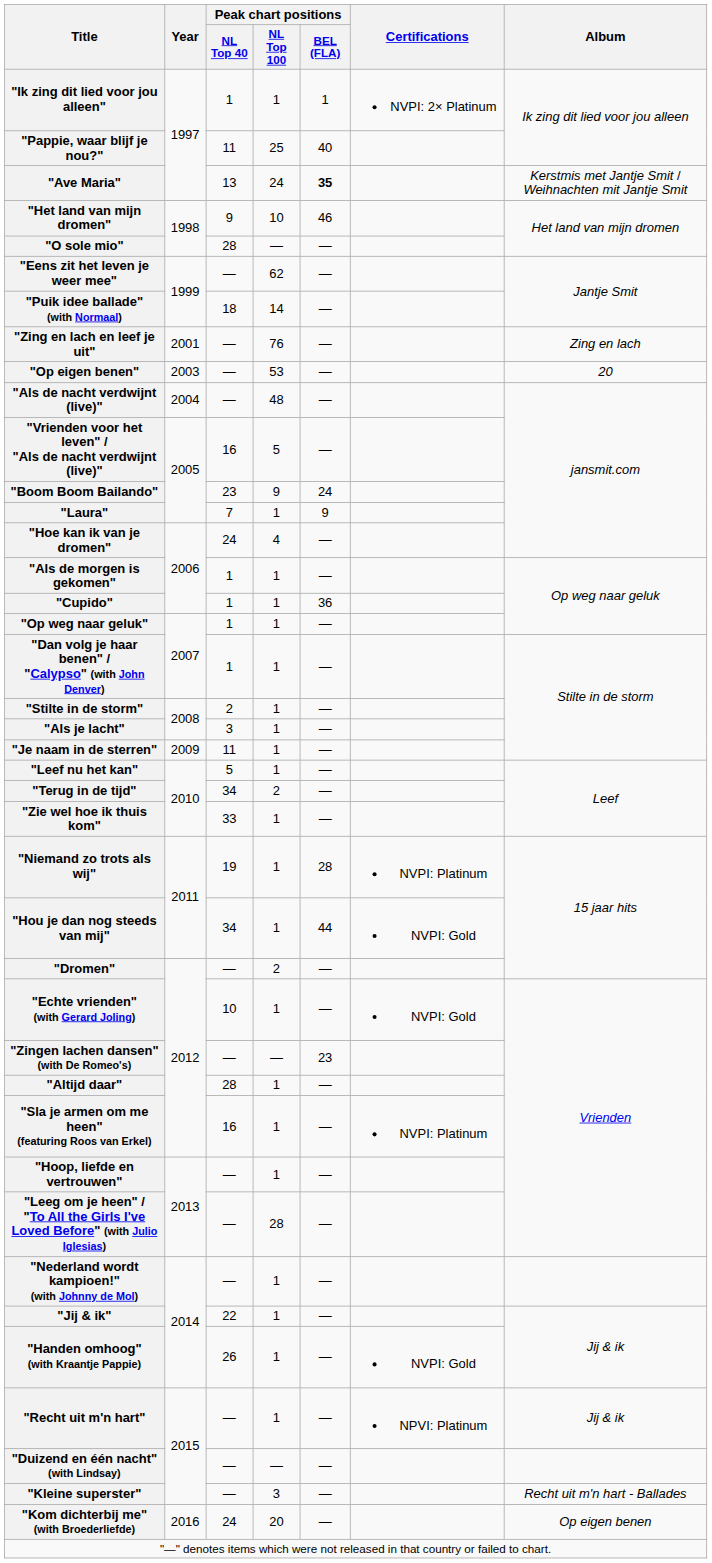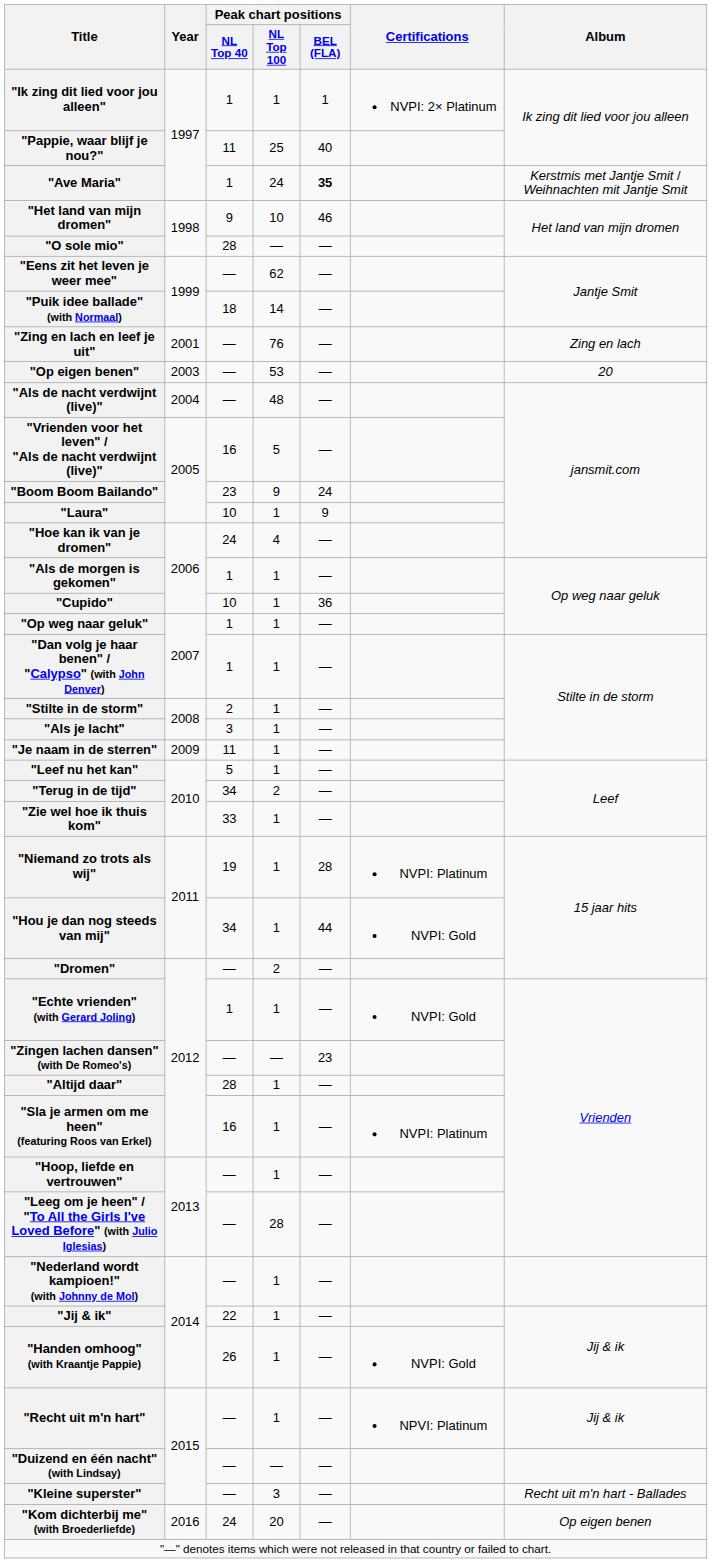(229, 183) 13 -> (229, 183) 1
(229, 512) 7 -> (229, 512) 10
(229, 603) 1 -> (229, 603) 10
(229, 1009) 10 -> (229, 1009) 1
